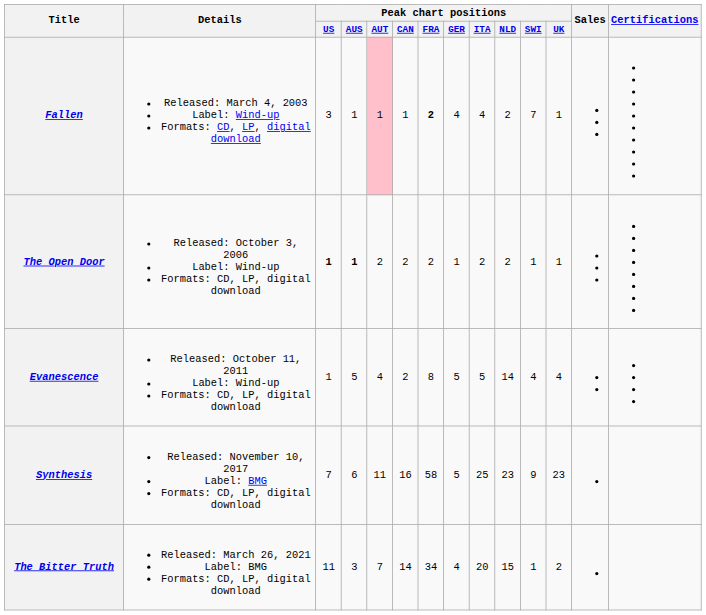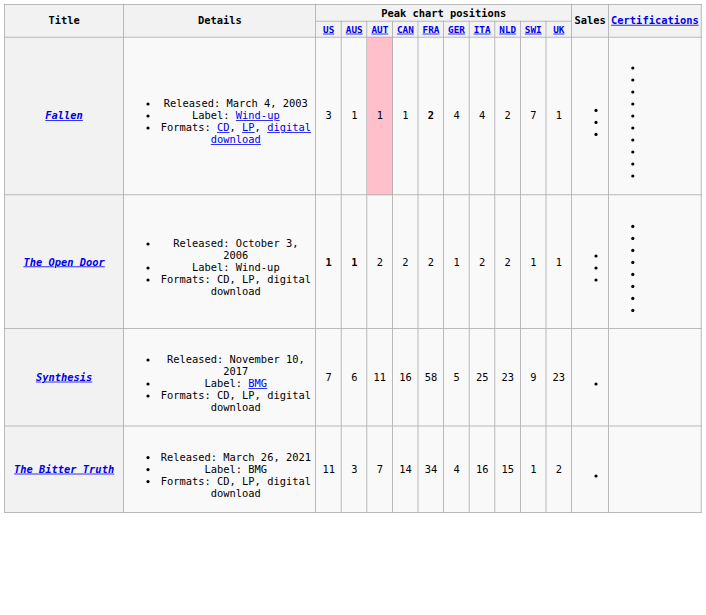- row: (64, 377)
(482, 567) 20 -> (482, 469) 16
